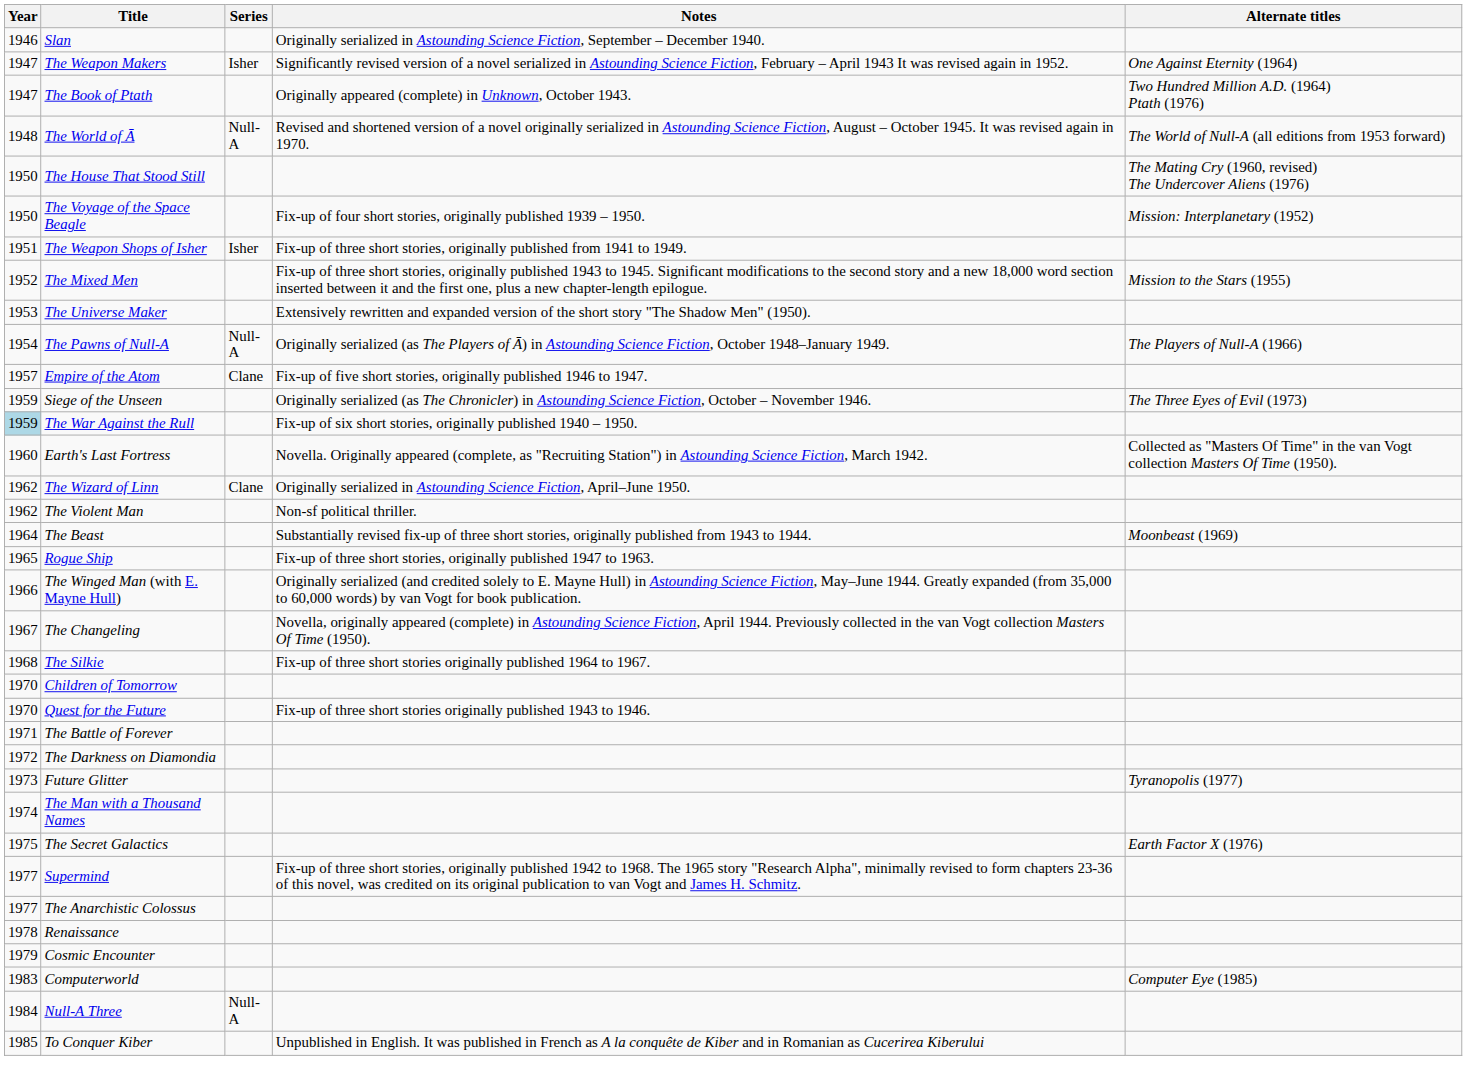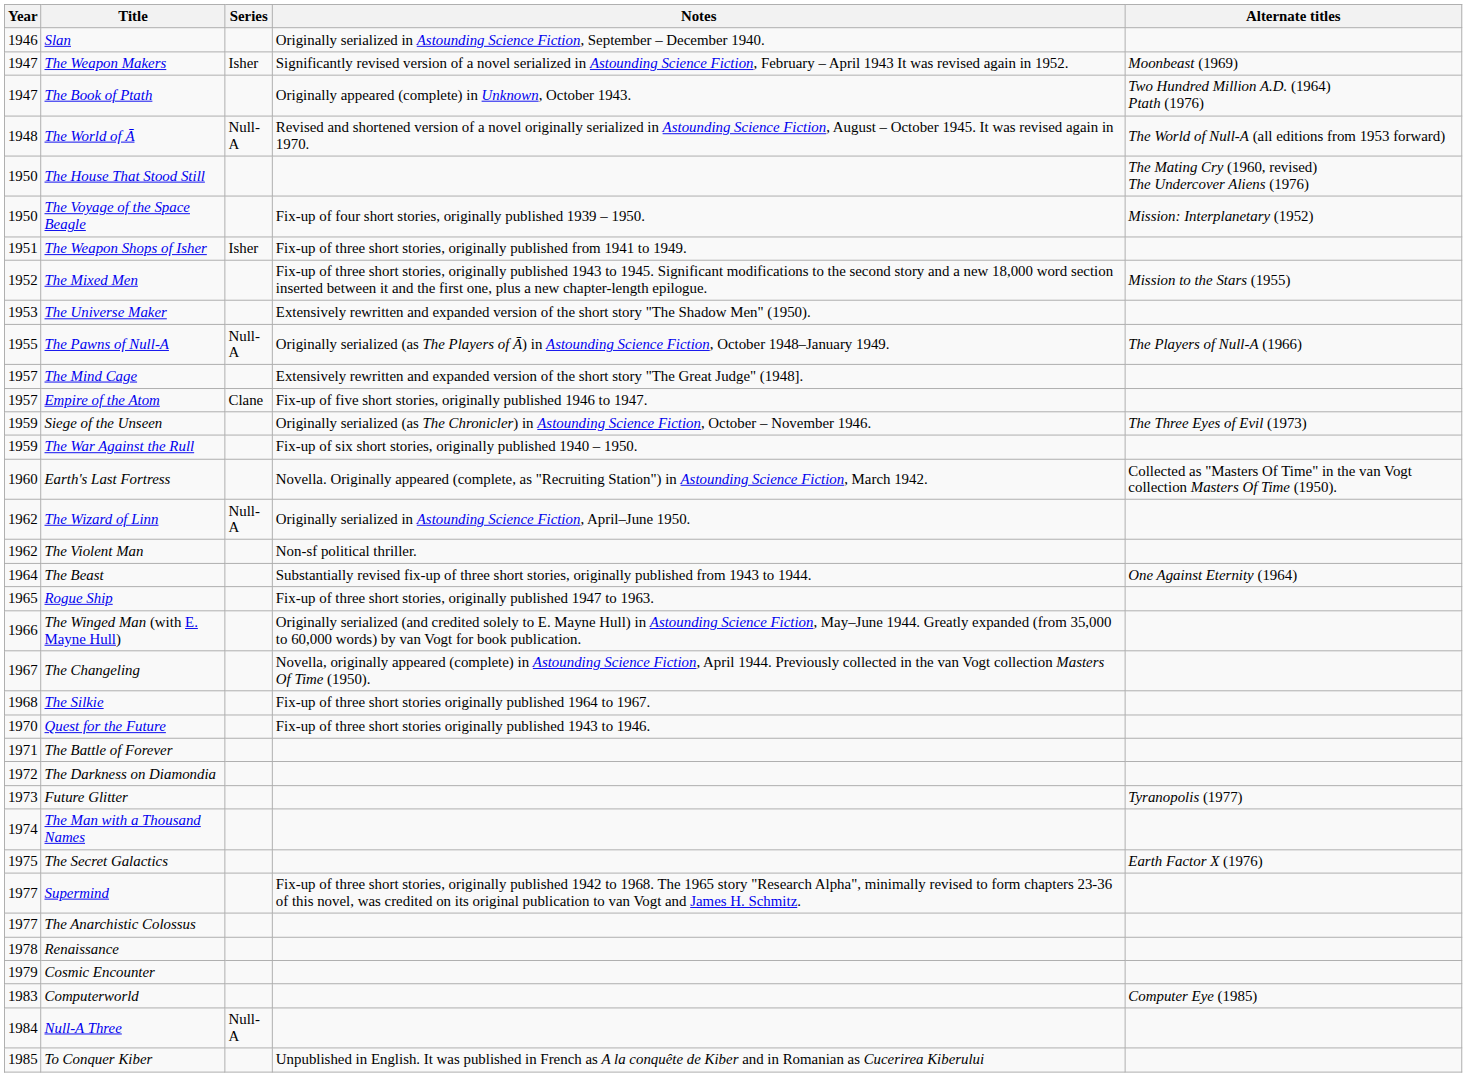(1213, 63) One Against Eternity (1964) -> (1183, 63) Moonbeast (1969)
(23, 344) 1954 -> (23, 344) 1955
+ row: (91, 376)
(23, 423) lightblue background -> (23, 447) no background
(246, 487) Clane -> (244, 519) Null-A
(1183, 534) Moonbeast (1969) -> (1213, 574) One Against Eternity (1964)
- row: (111, 686)
